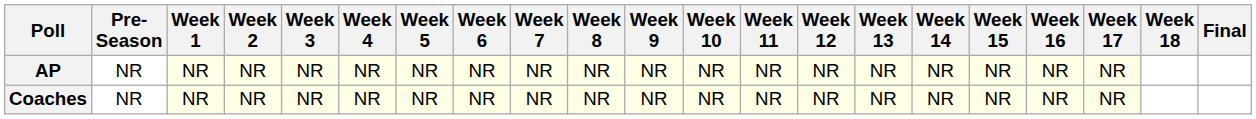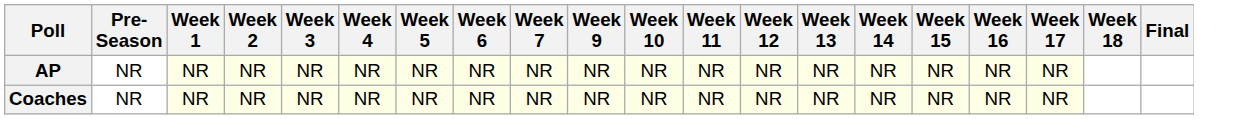- column: (597, 30)
